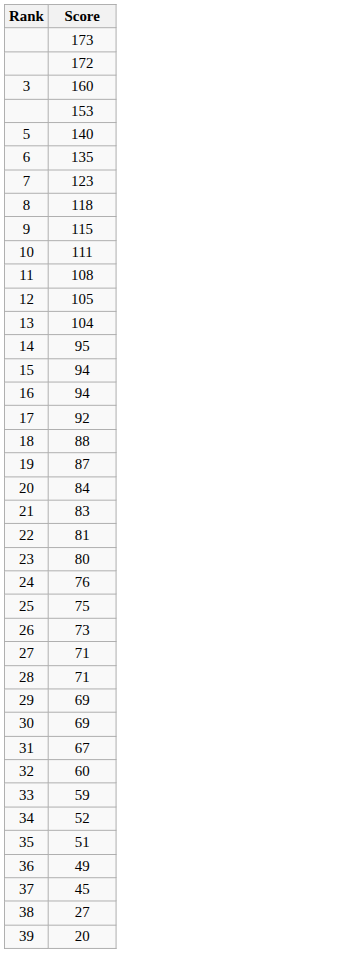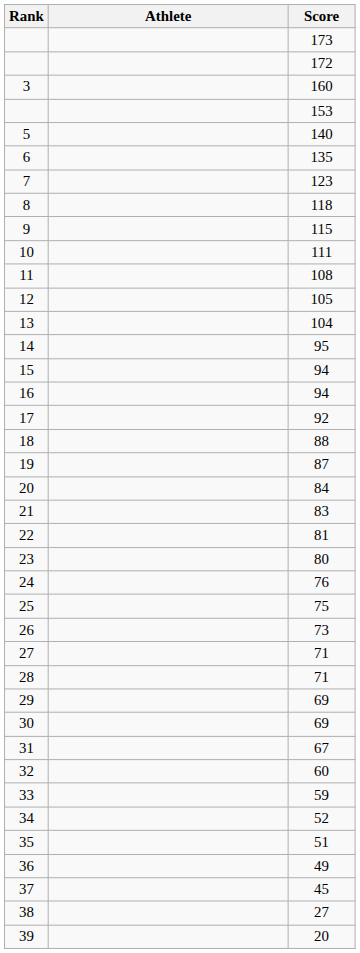+ column: (168, 16)
